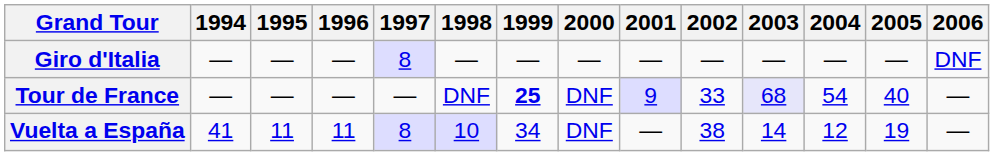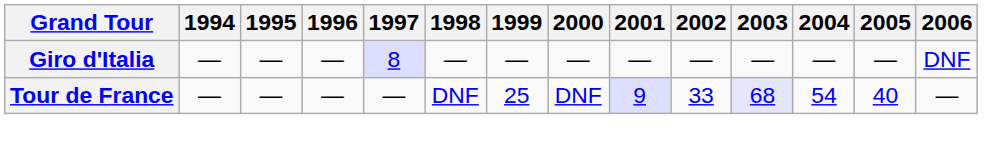(528, 95) bold -> (517, 95) normal
- row: (97, 131)
